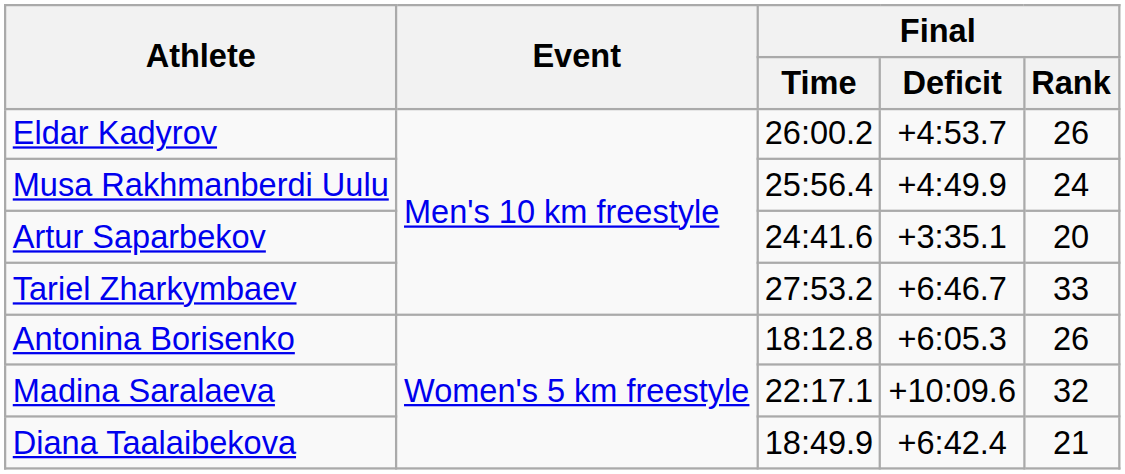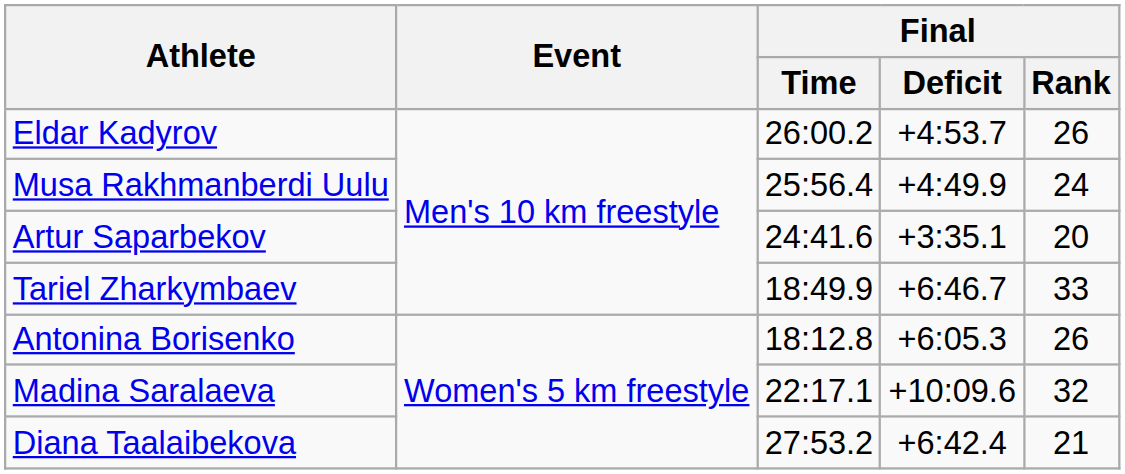(819, 288) 27:53.2 -> (819, 288) 18:49.9
(819, 443) 18:49.9 -> (819, 443) 27:53.2
